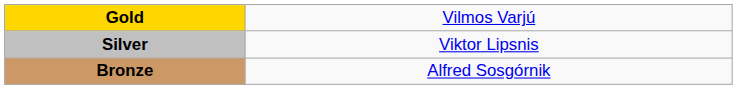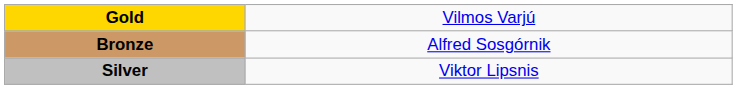rows swapped: (125, 44) <-> (125, 71)
